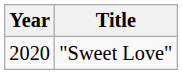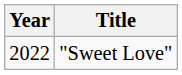(30, 52) 2020 -> (30, 52) 2022
